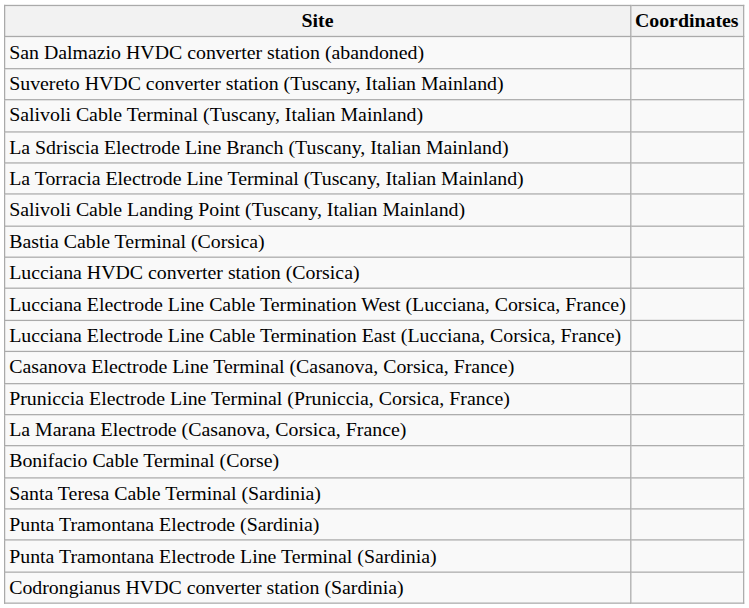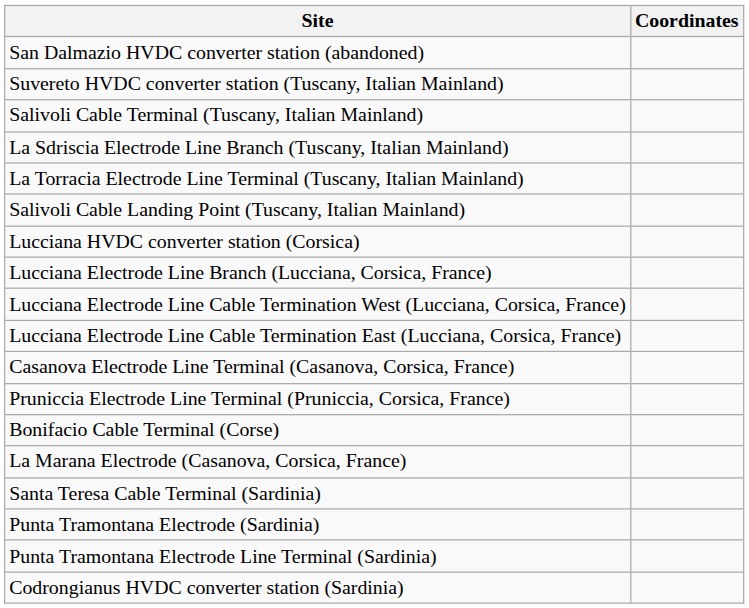- row: (137, 241)
+ row: (250, 272)
rows swapped: (208, 430) <-> (144, 461)
